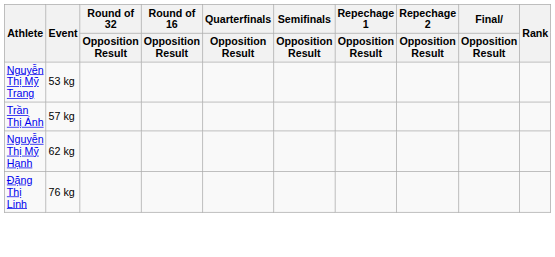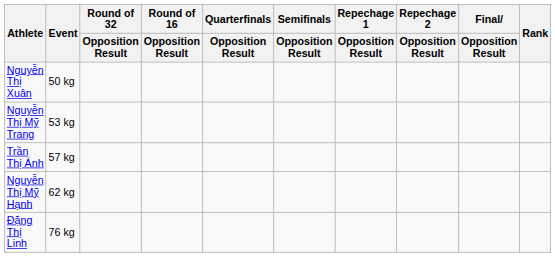+ row: (25, 82)
